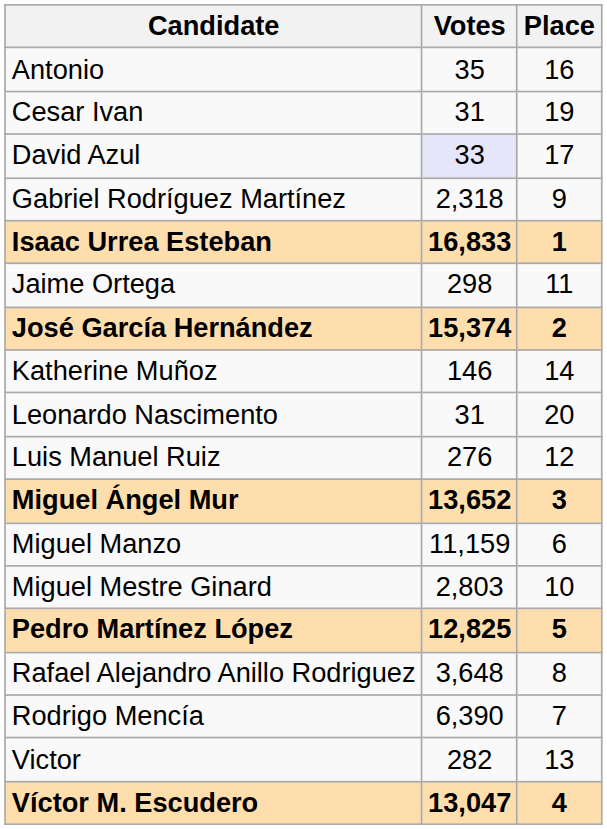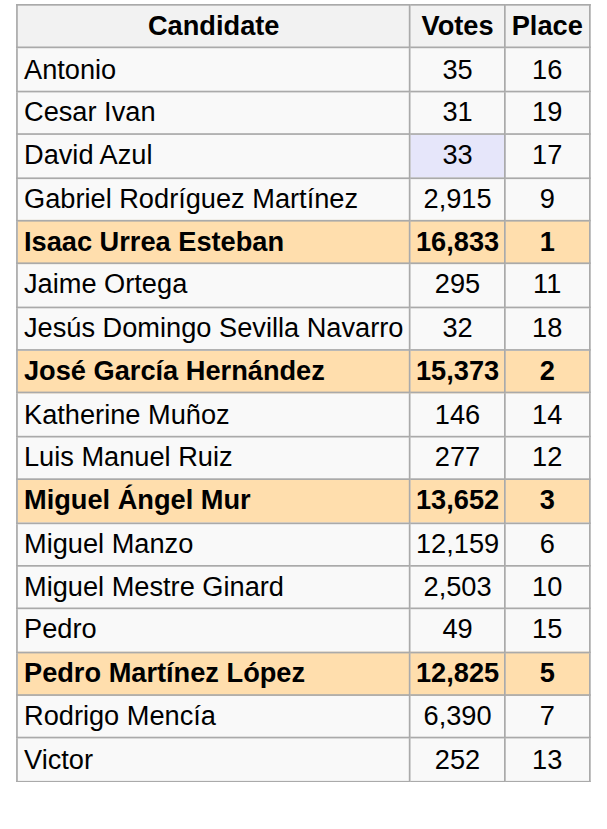(470, 198) 2,318 -> (458, 198) 2,915
(470, 284) 298 -> (458, 284) 295
+ row: (214, 328)
(470, 328) 15,374 -> (458, 371) 15,373
- row: (145, 414)
(470, 457) 276 -> (458, 457) 277
(470, 543) 11,159 -> (458, 543) 12,159
(470, 586) 2,803 -> (458, 586) 2,503
+ row: (60, 629)
- row: (214, 673)
(470, 759) 282 -> (458, 759) 252
- row: (135, 802)
